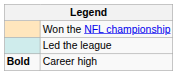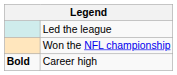rows swapped: (107, 29) <-> (77, 45)
